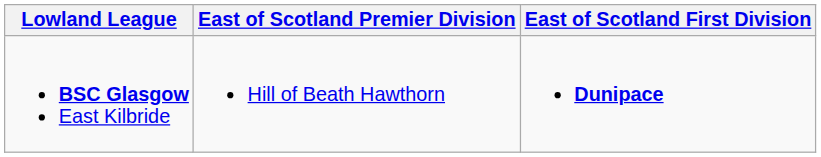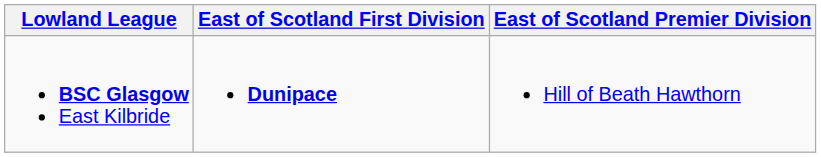columns swapped: (357, 20) <-> (668, 20)
